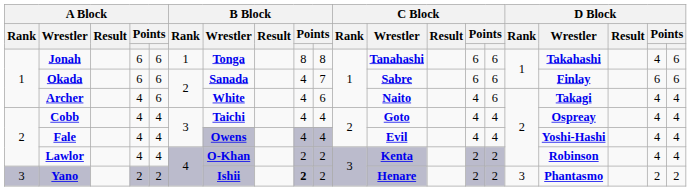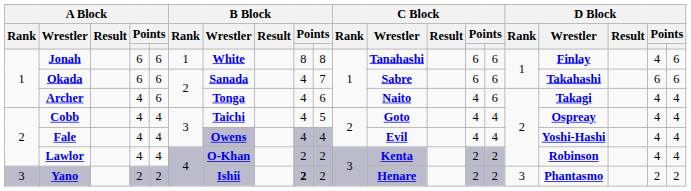(229, 59) Tonga -> (229, 59) White
(574, 59) Takahashi -> (574, 59) Finlay
(574, 78) Finlay -> (574, 78) Takahashi
(229, 98) White -> (229, 98) Tonga
(323, 117) 4 -> (323, 117) 5
